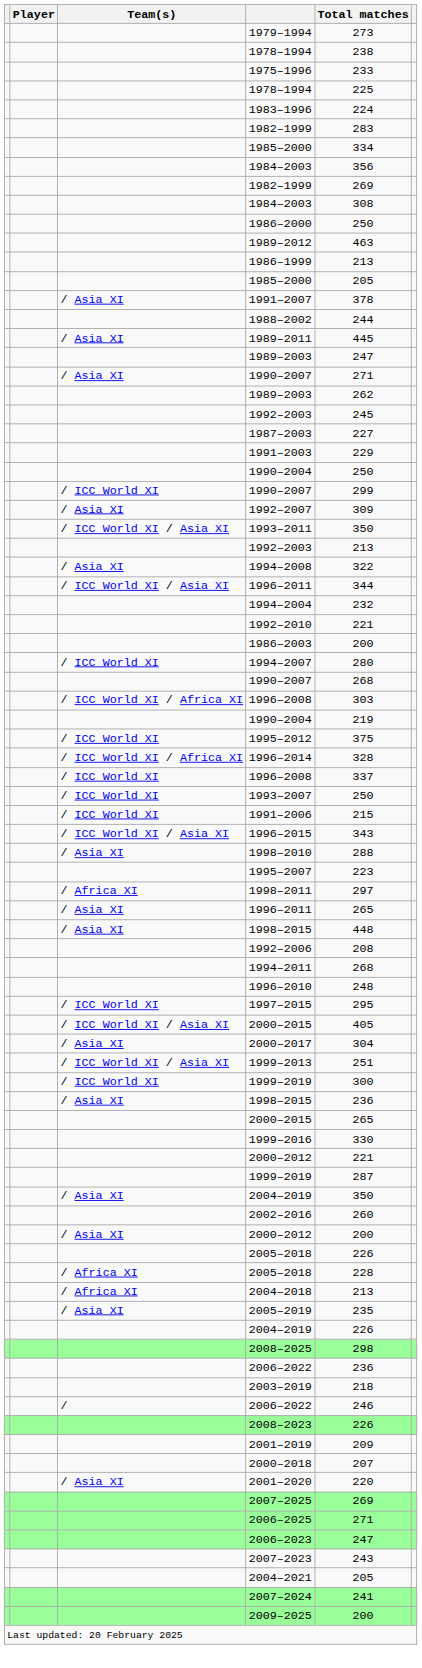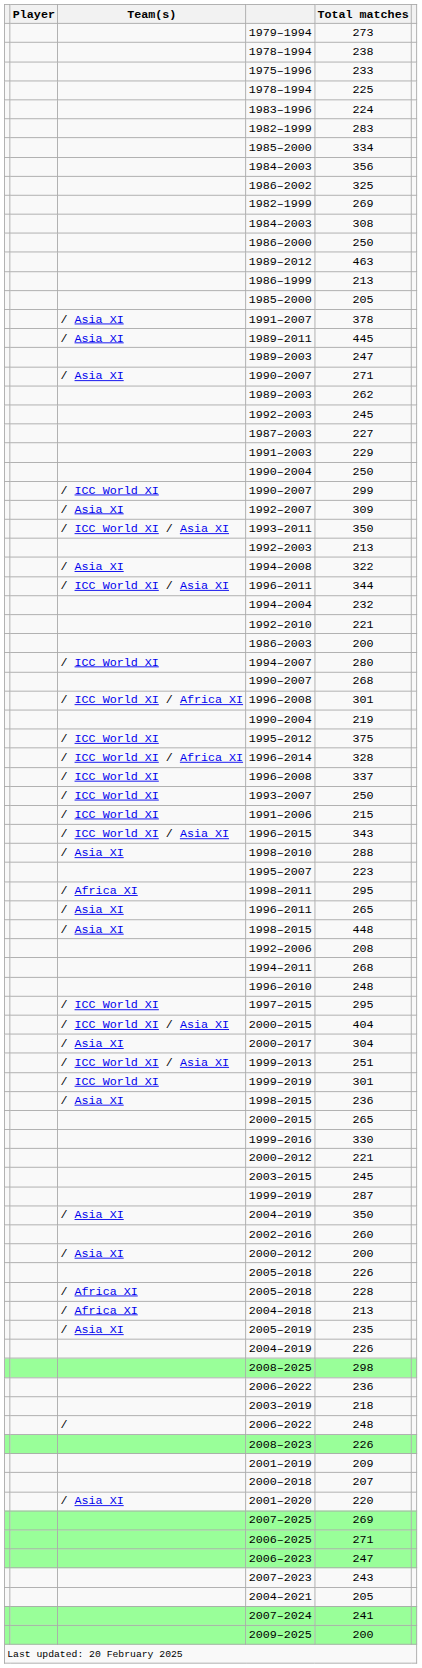+ row: (152, 186)
- row: (152, 319)
(363, 700) 303 -> (363, 700) 301
(363, 891) 297 -> (363, 891) 295
(363, 1025) 405 -> (363, 1025) 404
(363, 1082) 300 -> (363, 1082) 301
+ row: (152, 1177)
(363, 1406) 246 -> (363, 1425) 248
